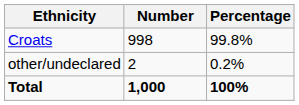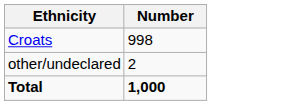- column: (250, 16)
